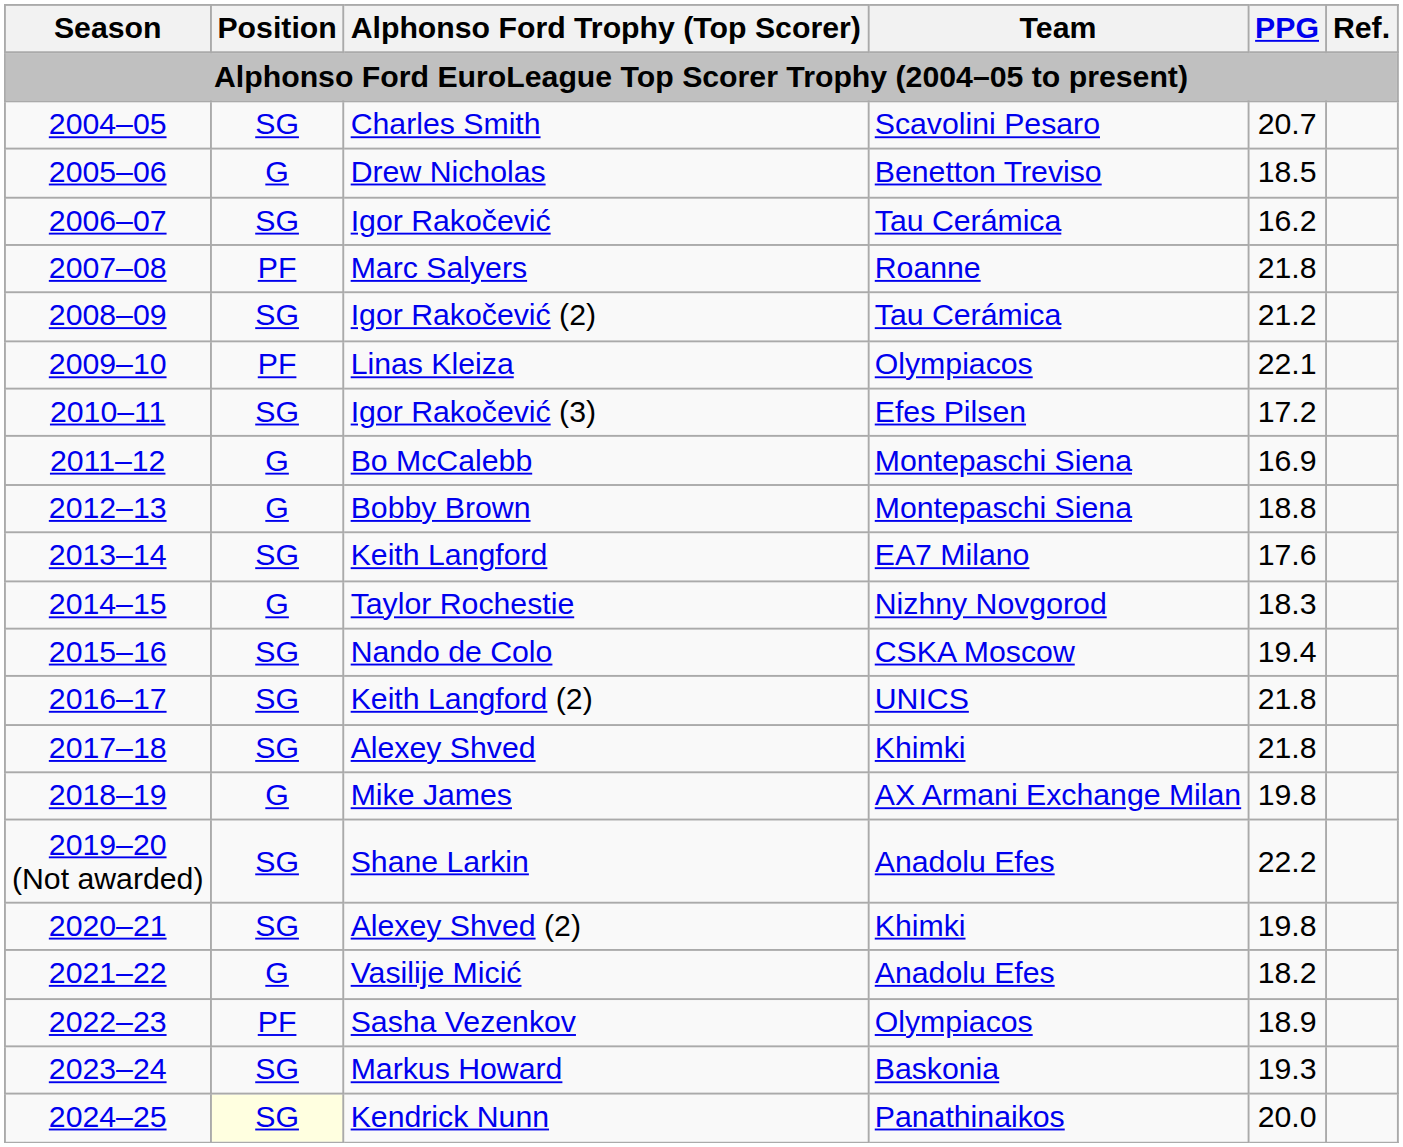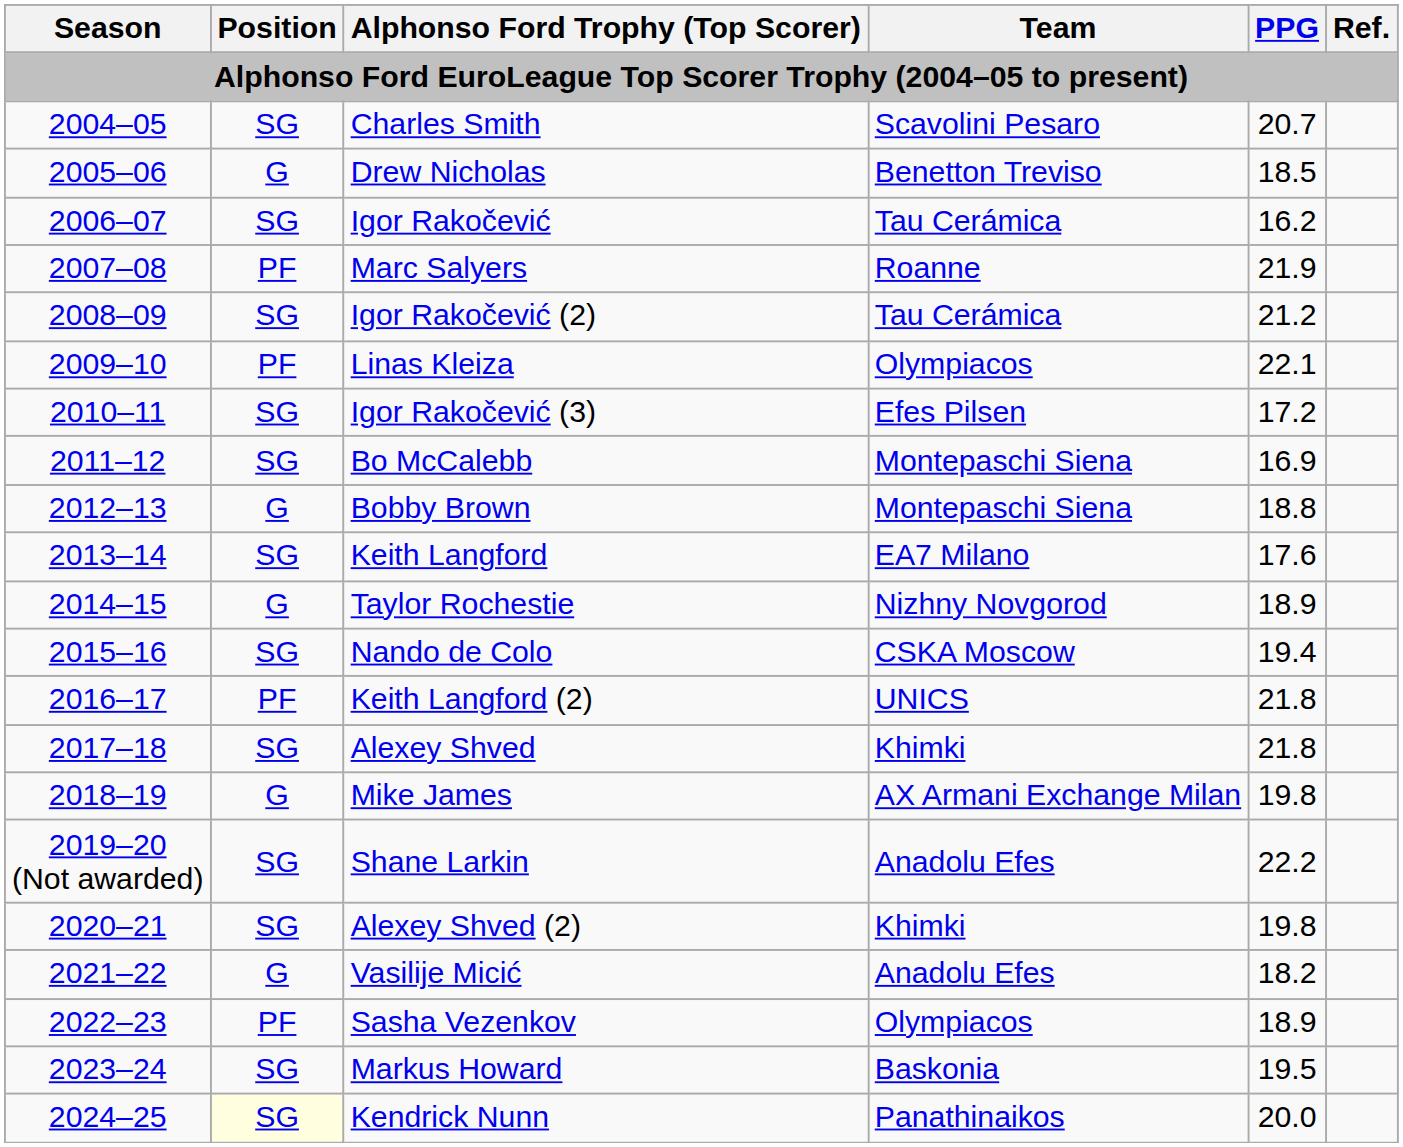(1287, 268) 21.8 -> (1287, 268) 21.9
(277, 460) G -> (277, 460) SG
(1287, 603) 18.3 -> (1287, 603) 18.9
(277, 699) SG -> (277, 699) PF
(1287, 1069) 19.3 -> (1287, 1069) 19.5
